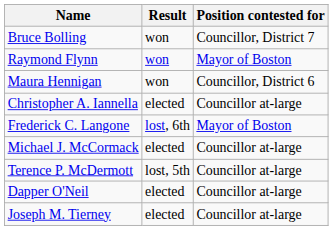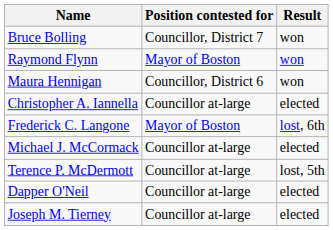columns swapped: (261, 15) <-> (168, 15)
